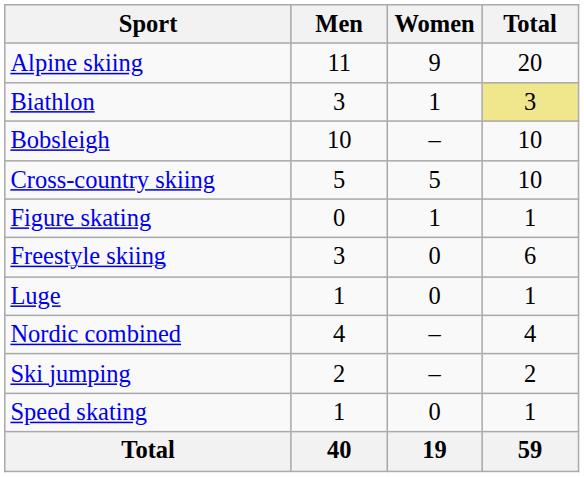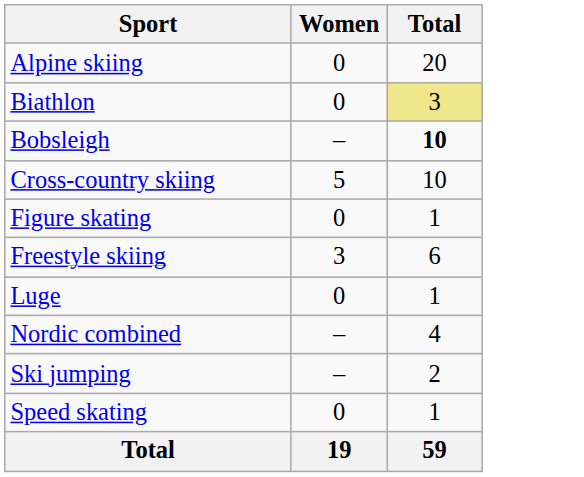- column: (339, 23)
(435, 62) 9 -> (339, 62) 0
(435, 101) 1 -> (339, 101) 0
(530, 140) normal -> (435, 140) bold
(435, 218) 1 -> (339, 218) 0
(435, 256) 0 -> (339, 256) 3
